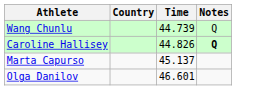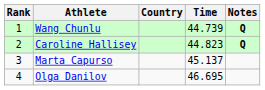+ column: (19, 12)
(214, 29) normal -> (243, 29) bold
(177, 45) 44.826 -> (205, 45) 44.823
(177, 77) 46.601 -> (205, 77) 46.695
